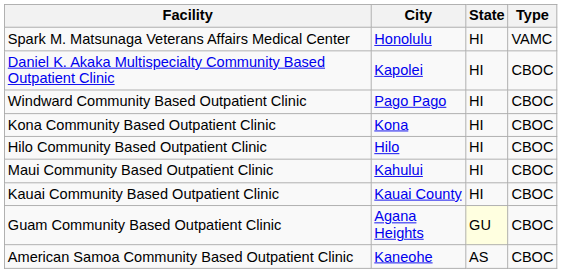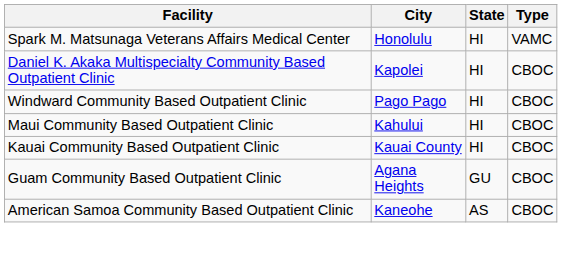- row: (142, 124)
- row: (137, 147)
(480, 225) lightyellow background -> (480, 179) no background
